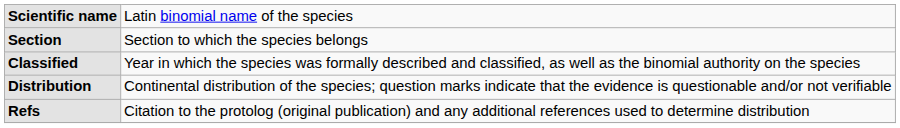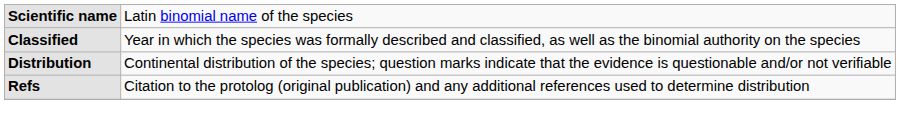- row: (35, 39)
